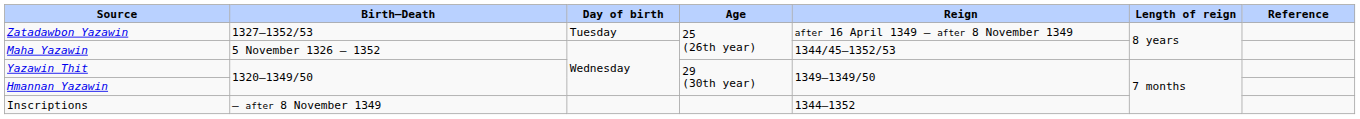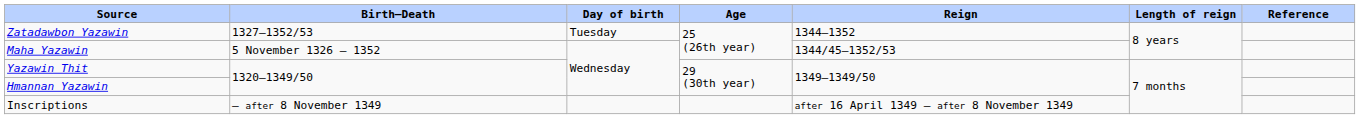(934, 32) after 16 April 1349 – after 8 November 1349 -> (825, 32) 1344–1352
(825, 105) 1344–1352 -> (934, 105) after 16 April 1349 – after 8 November 1349
